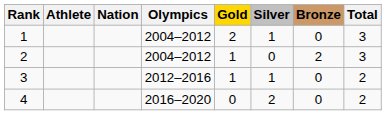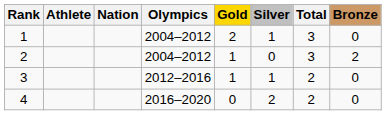columns swapped: (318, 15) <-> (362, 15)
